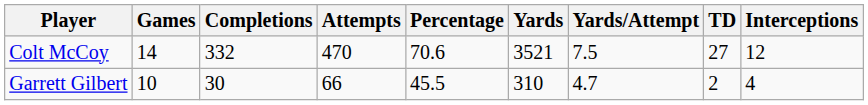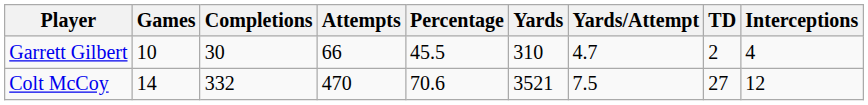rows swapped: (59, 52) <-> (68, 83)
